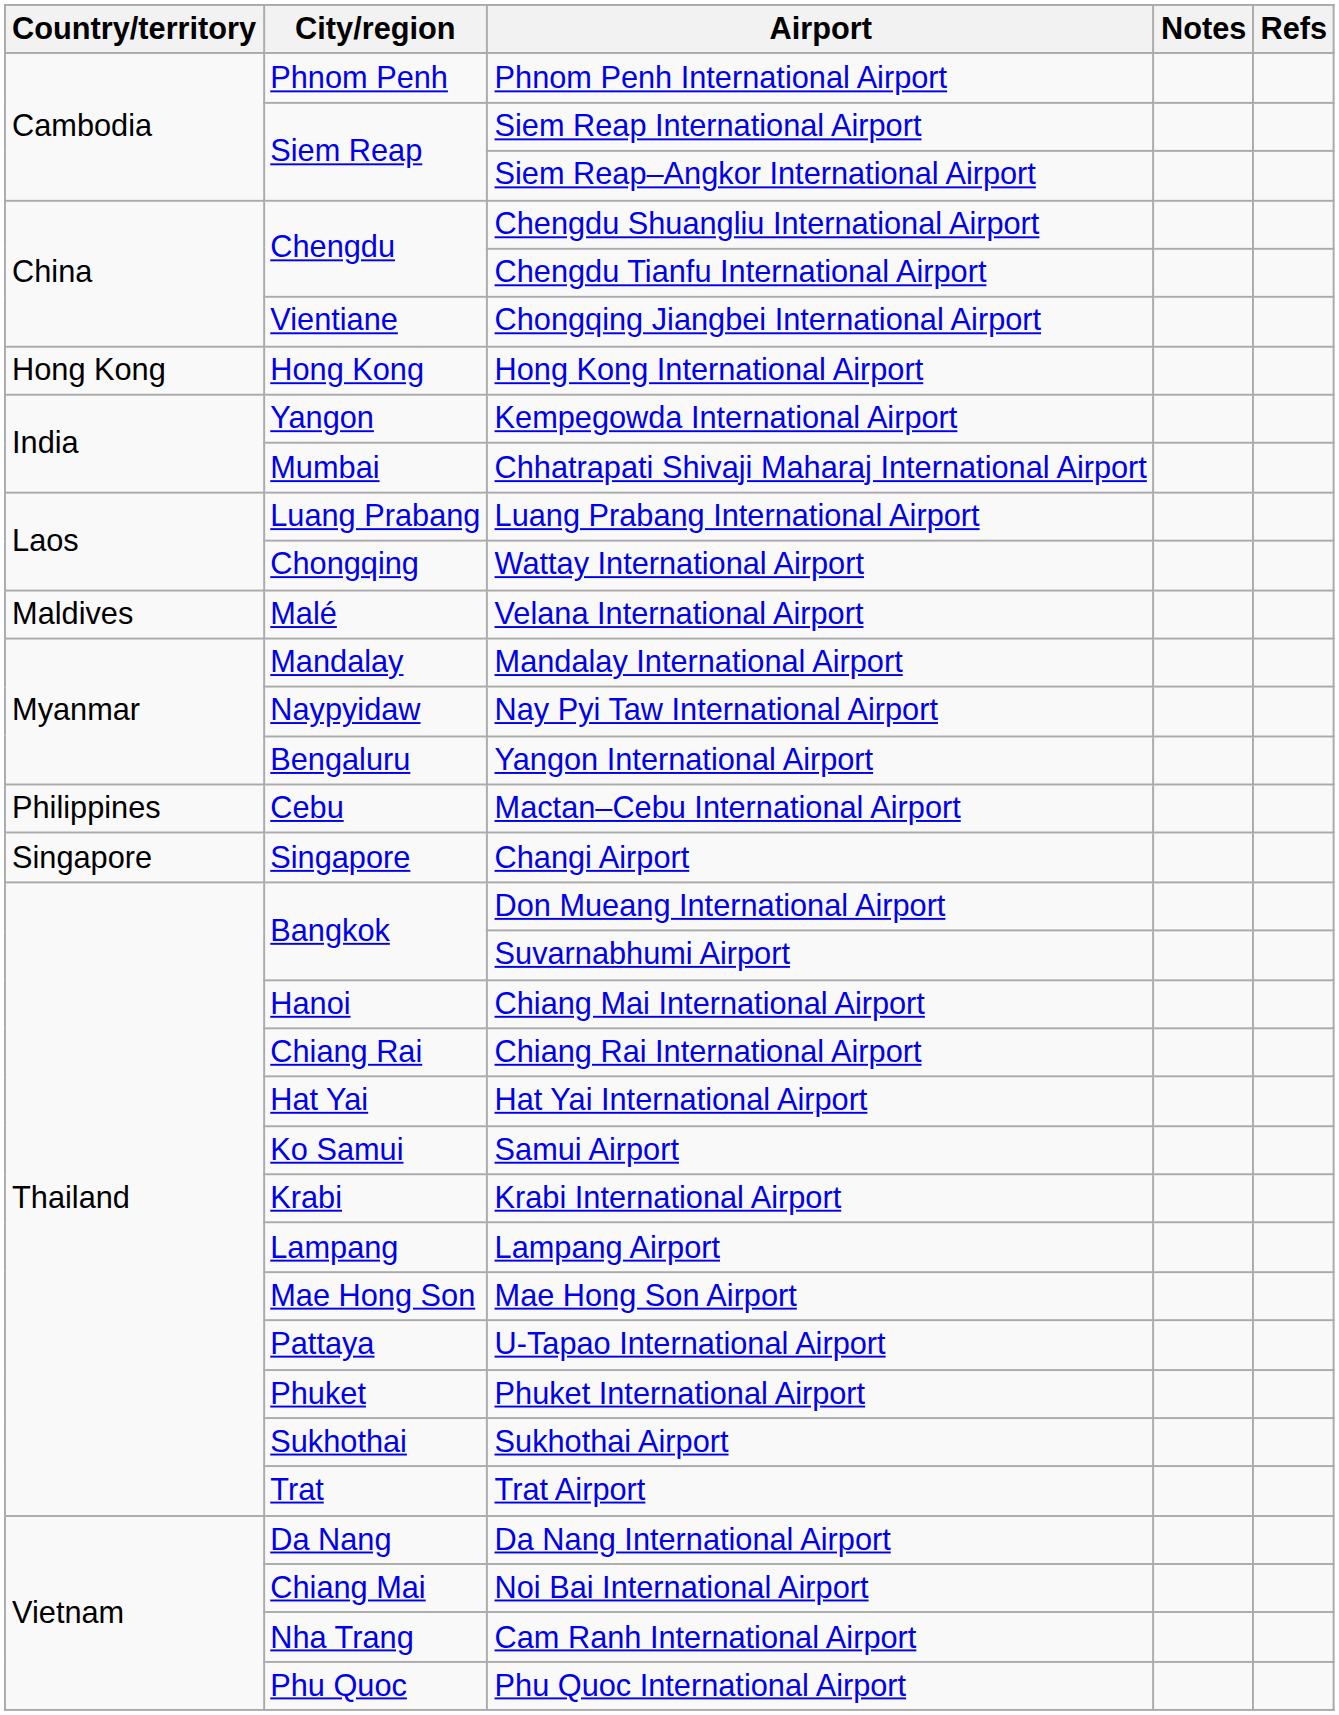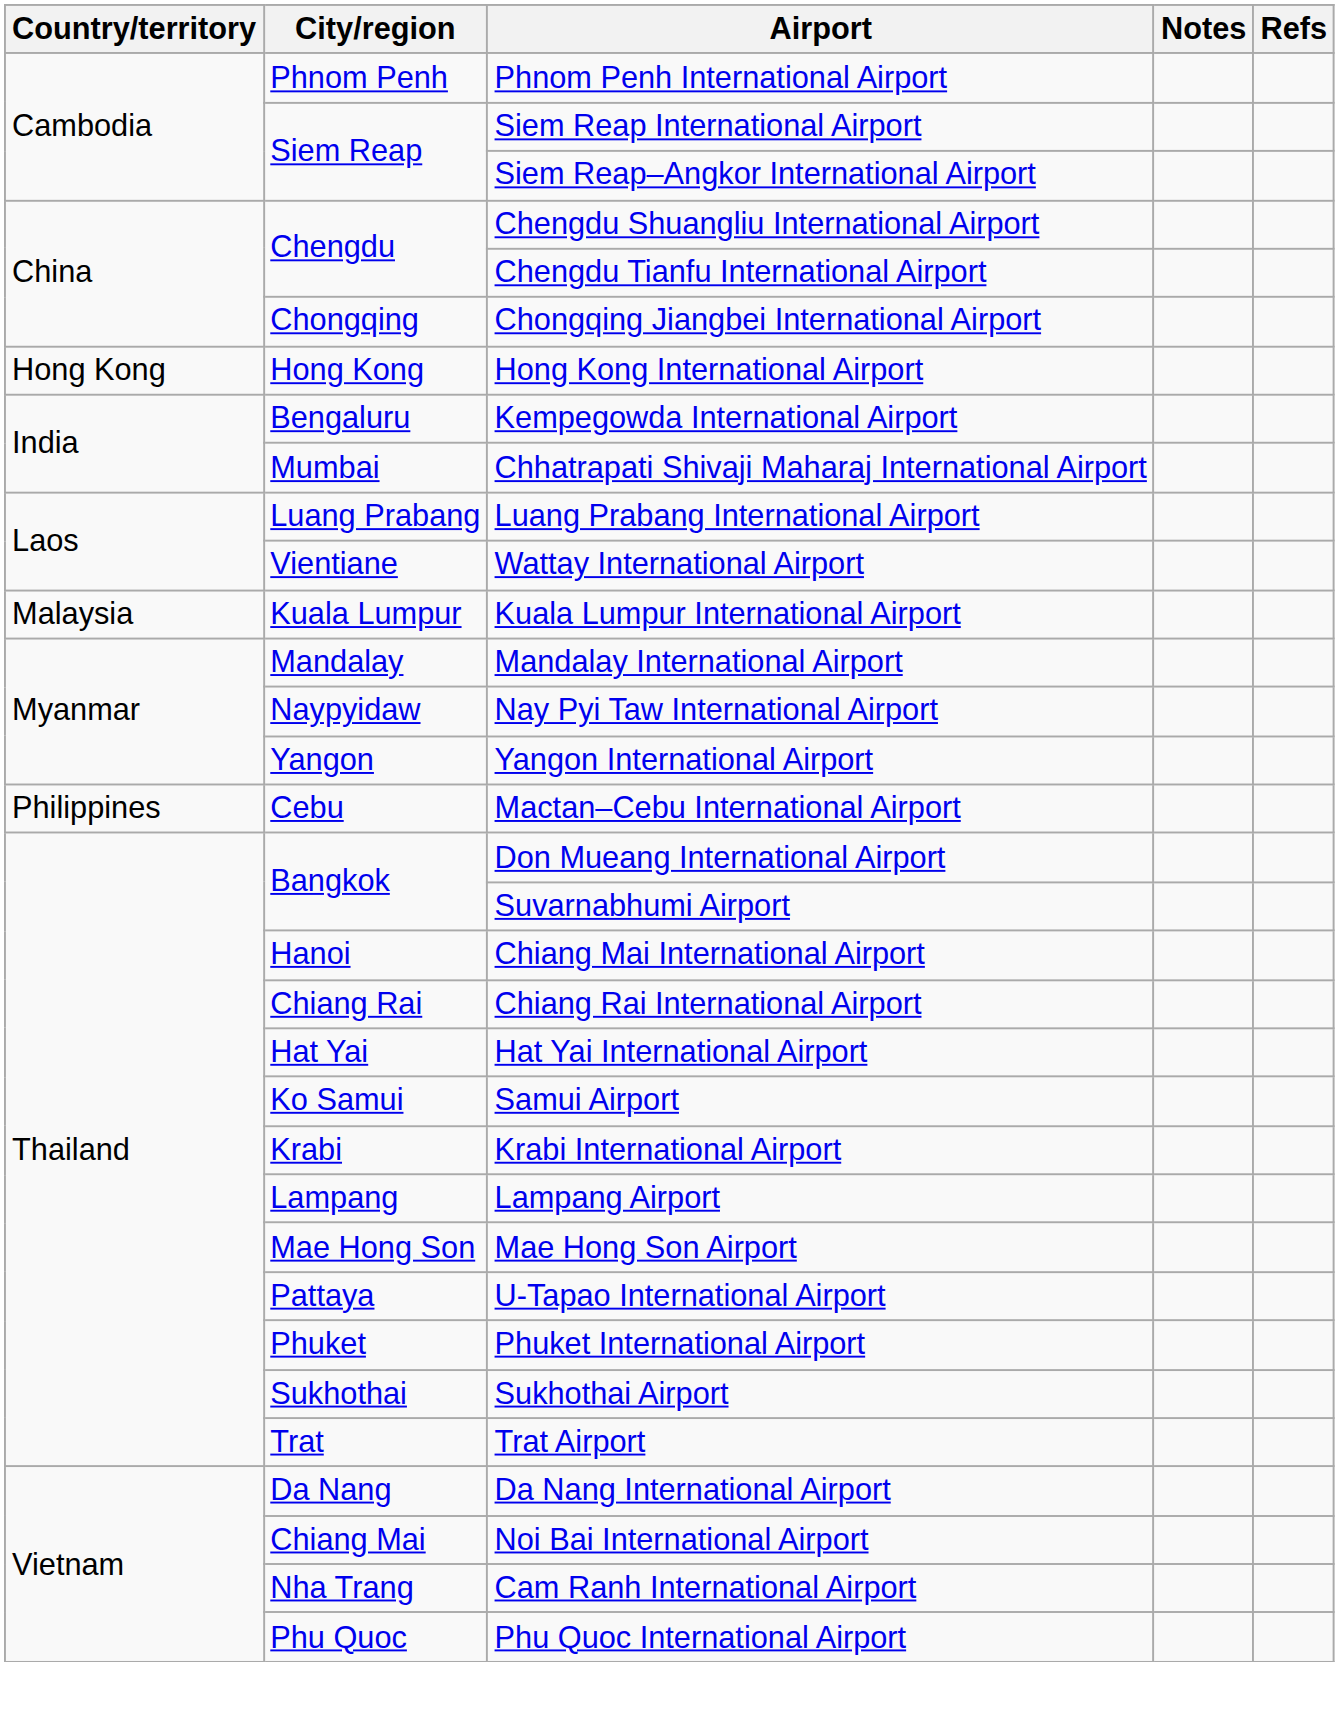(334, 321) Vientiane -> (345, 321) Chongqing
(322, 418) Yangon -> (340, 418) Bengaluru
(345, 564) Chongqing -> (334, 564) Vientiane
+ row: (728, 613)
- row: (679, 613)
(340, 759) Bengaluru -> (322, 759) Yangon
- row: (592, 857)
